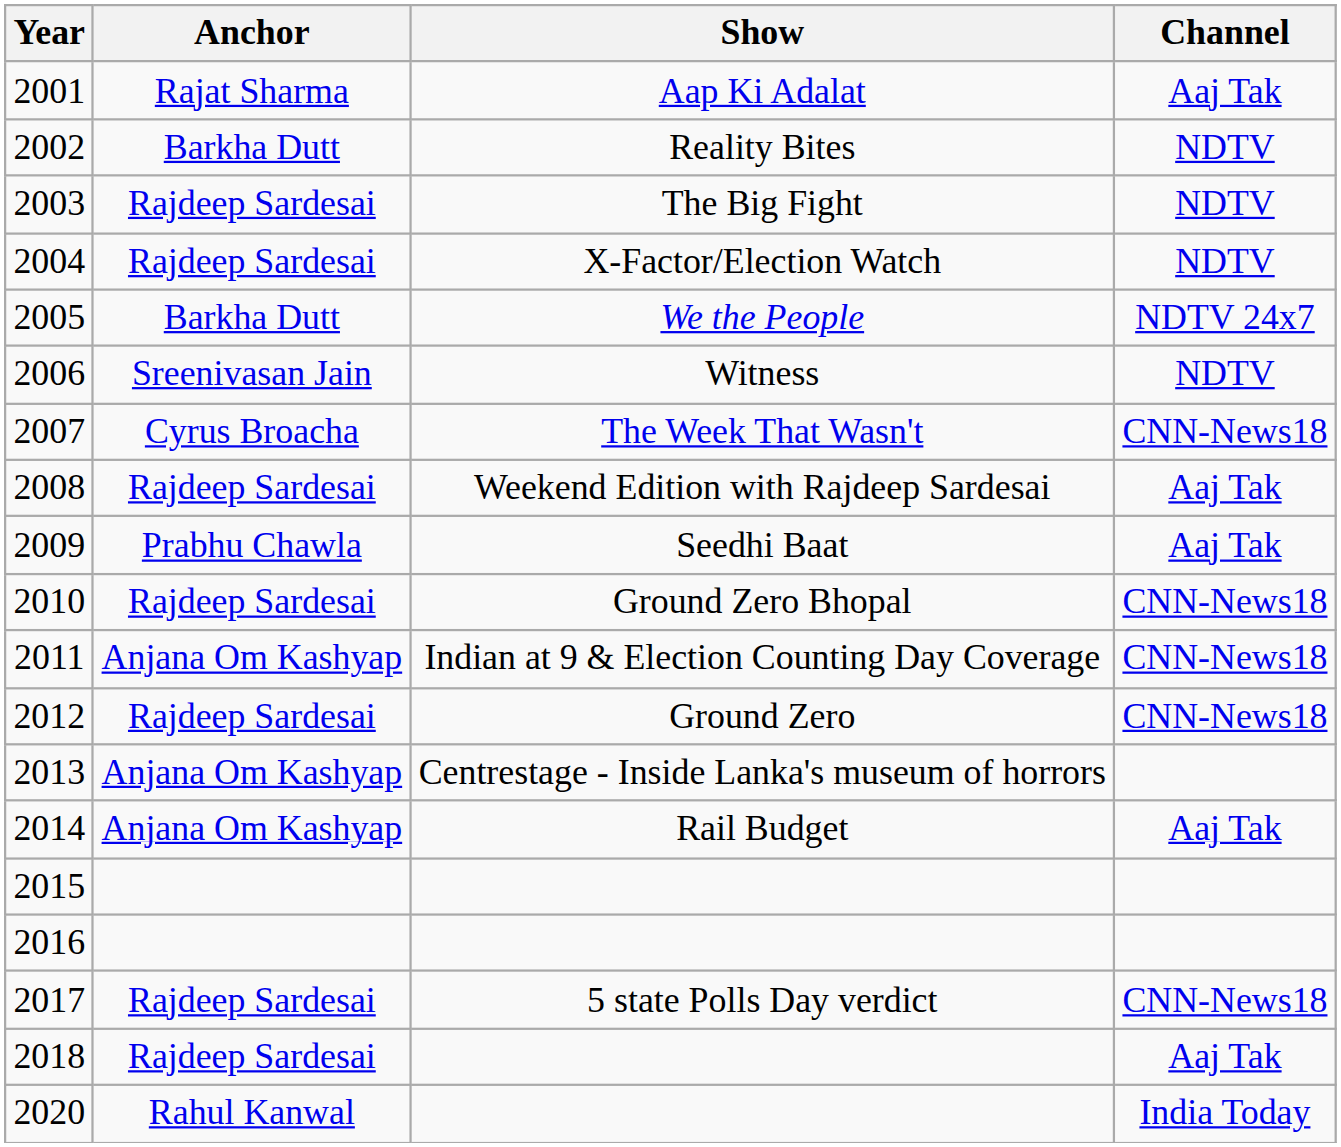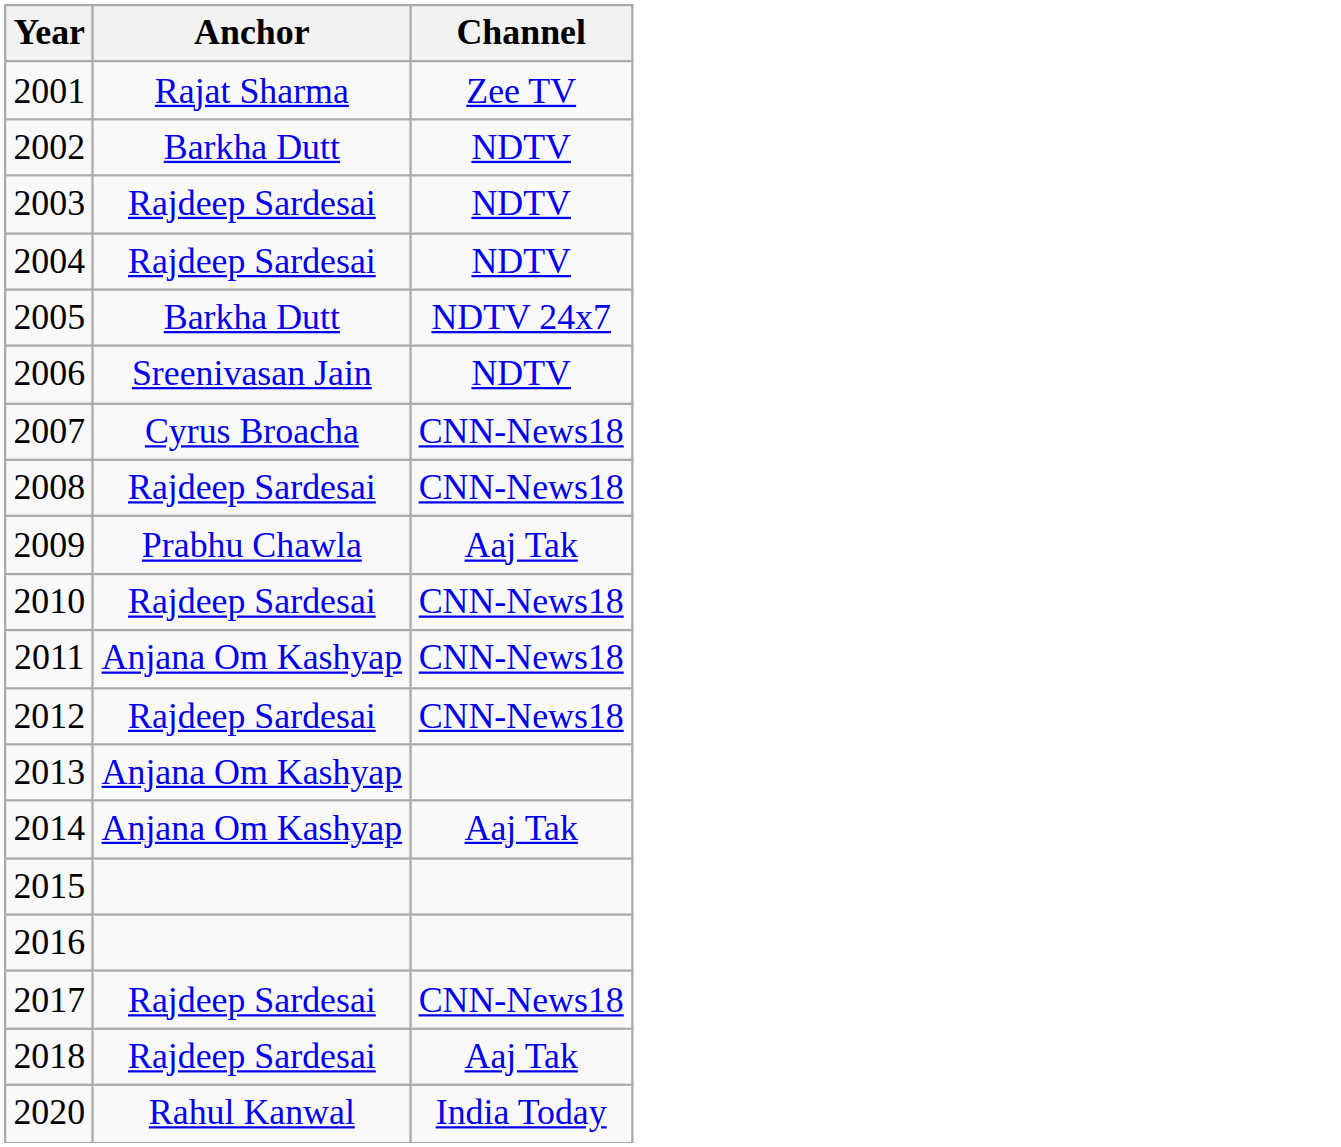- column: (762, 32)
(1225, 89) Aaj Tak -> (521, 89) Zee TV
(1225, 487) Aaj Tak -> (521, 487) CNN-News18
